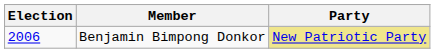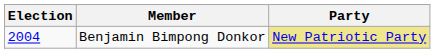(24, 38) 2006 -> (24, 38) 2004
